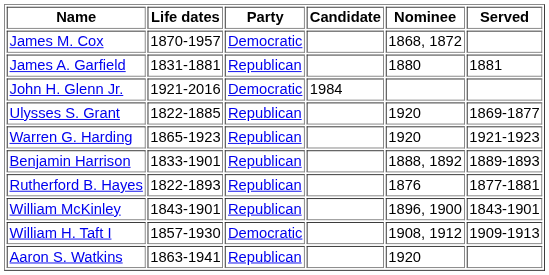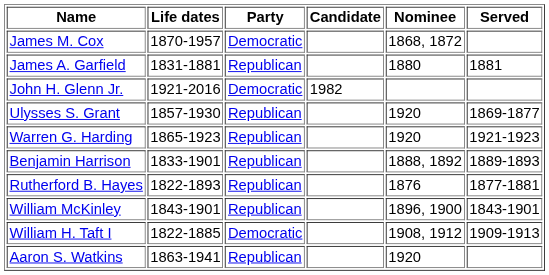(326, 89) 1984 -> (326, 89) 1982
(185, 113) 1822-1885 -> (185, 113) 1857-1930
(185, 233) 1857-1930 -> (185, 233) 1822-1885
